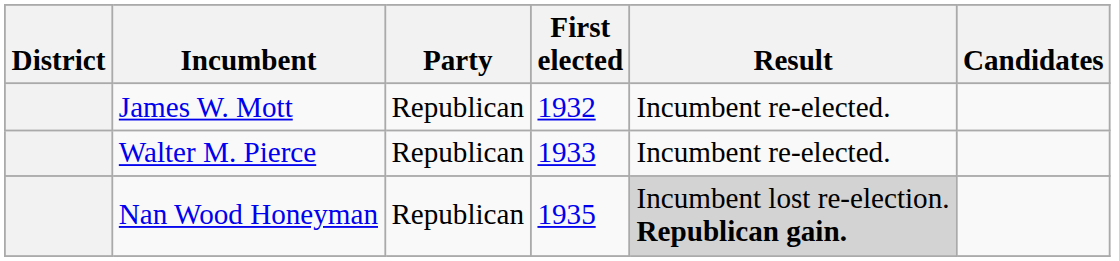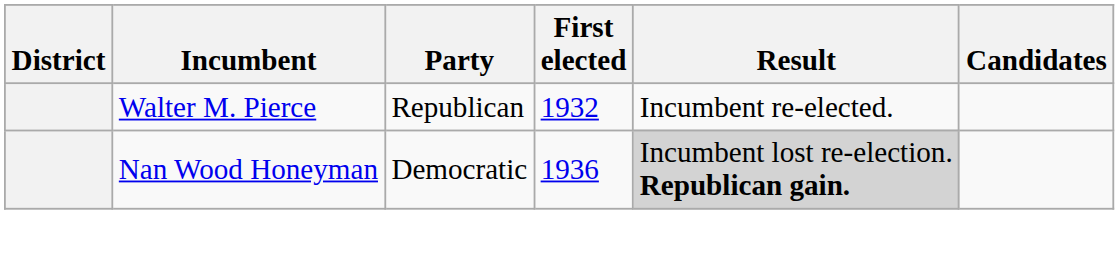- row: (206, 106)
(567, 152) 1933 -> (570, 106) 1932
(458, 215) Republican -> (459, 169) Democratic
(567, 215) 1935 -> (570, 169) 1936
